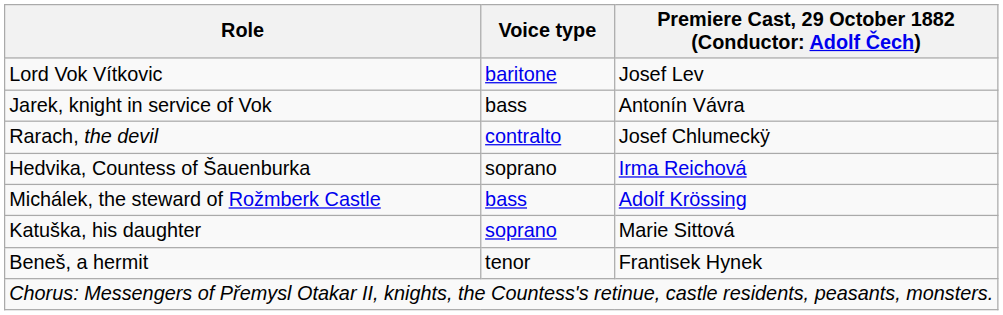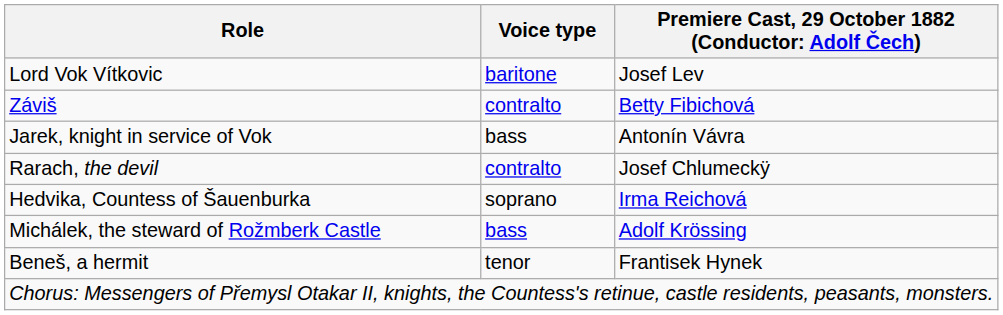+ row: (33, 105)
- row: (105, 231)
